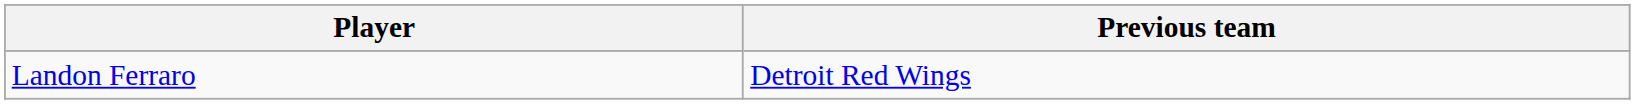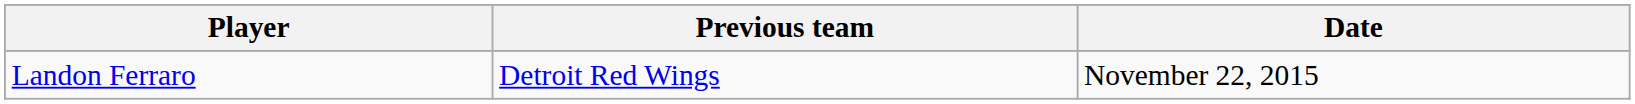+ column: (1353, 27)
